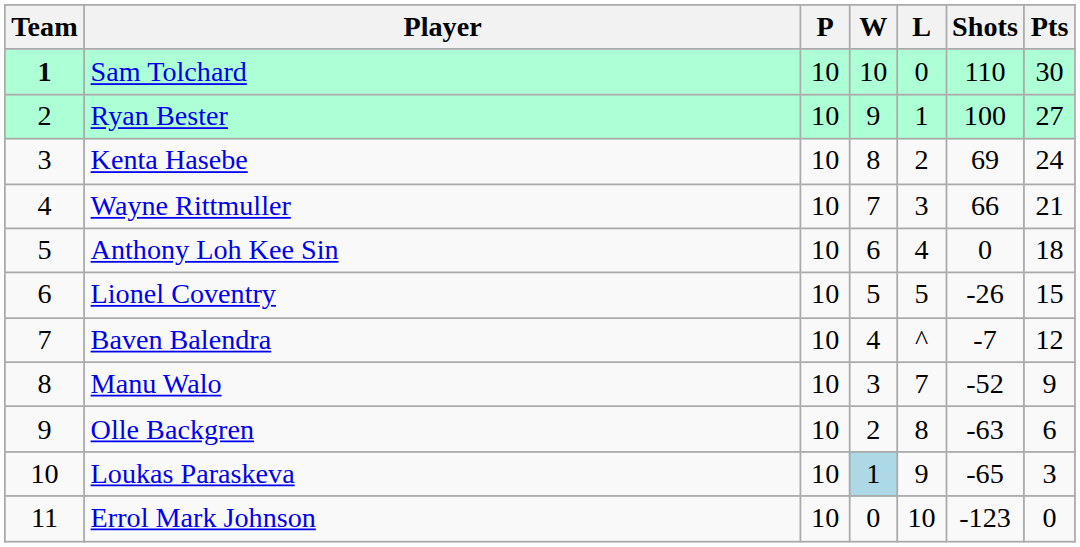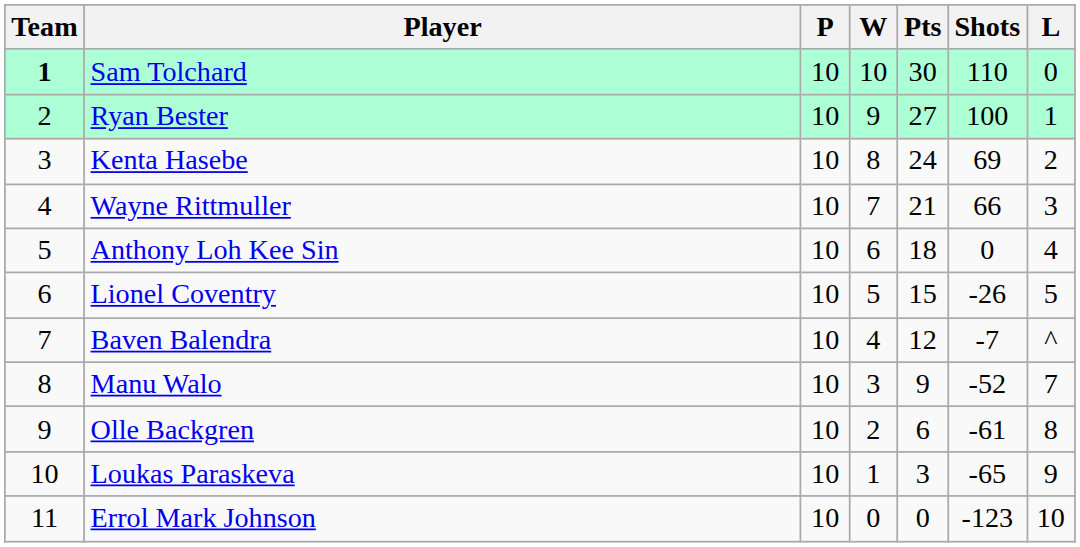columns swapped: (922, 26) <-> (1050, 26)
(985, 428) -63 -> (987, 428) -61
(873, 473) lightblue background -> (873, 473) no background
